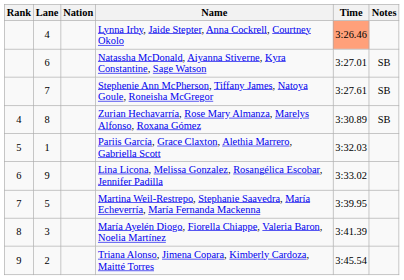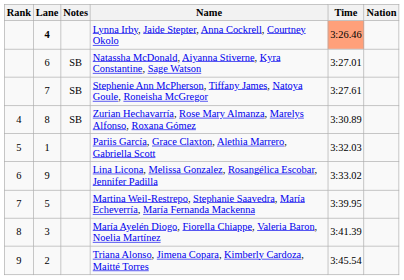columns swapped: (78, 12) <-> (384, 12)
(47, 35) normal -> (47, 35) bold
